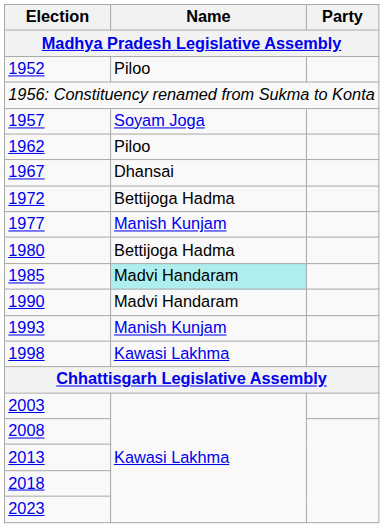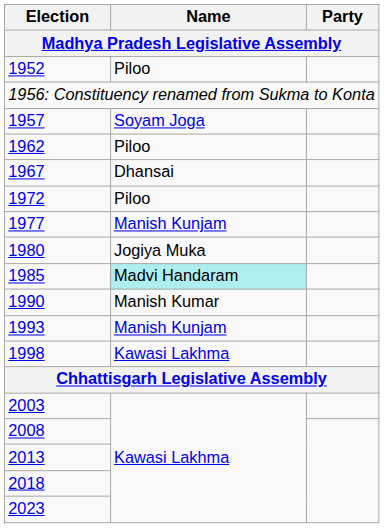(174, 198) Bettijoga Hadma -> (132, 198) Piloo
(174, 250) Bettijoga Hadma -> (160, 250) Jogiya Muka
(176, 302) Madvi Handaram -> (167, 302) Manish Kumar
